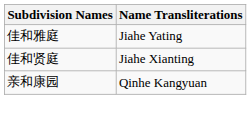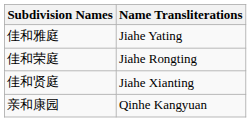+ row: (33, 59)
